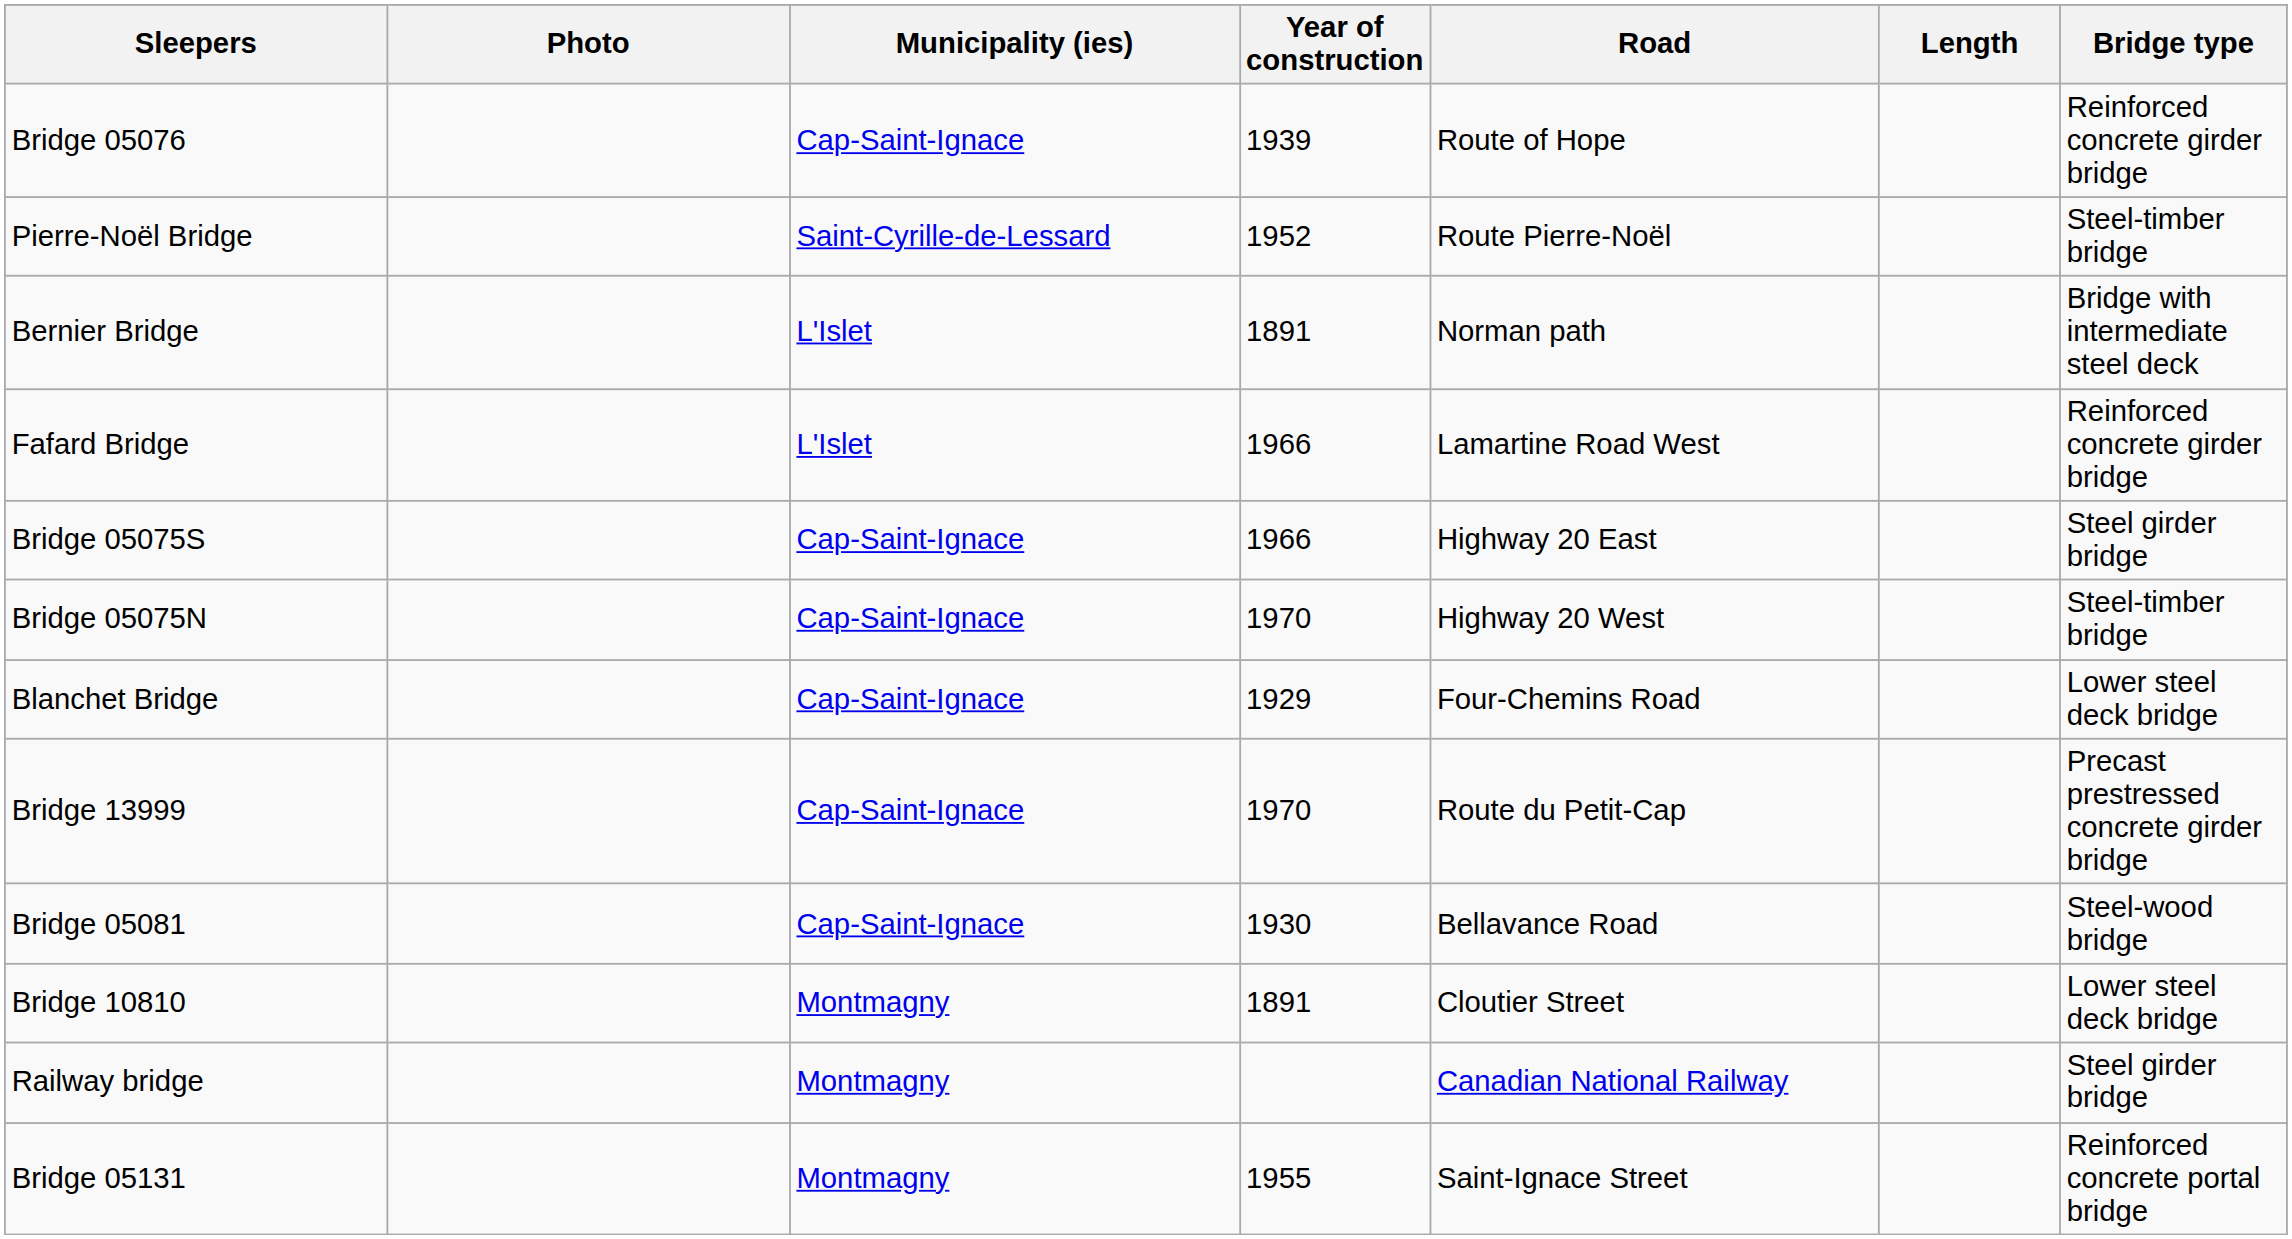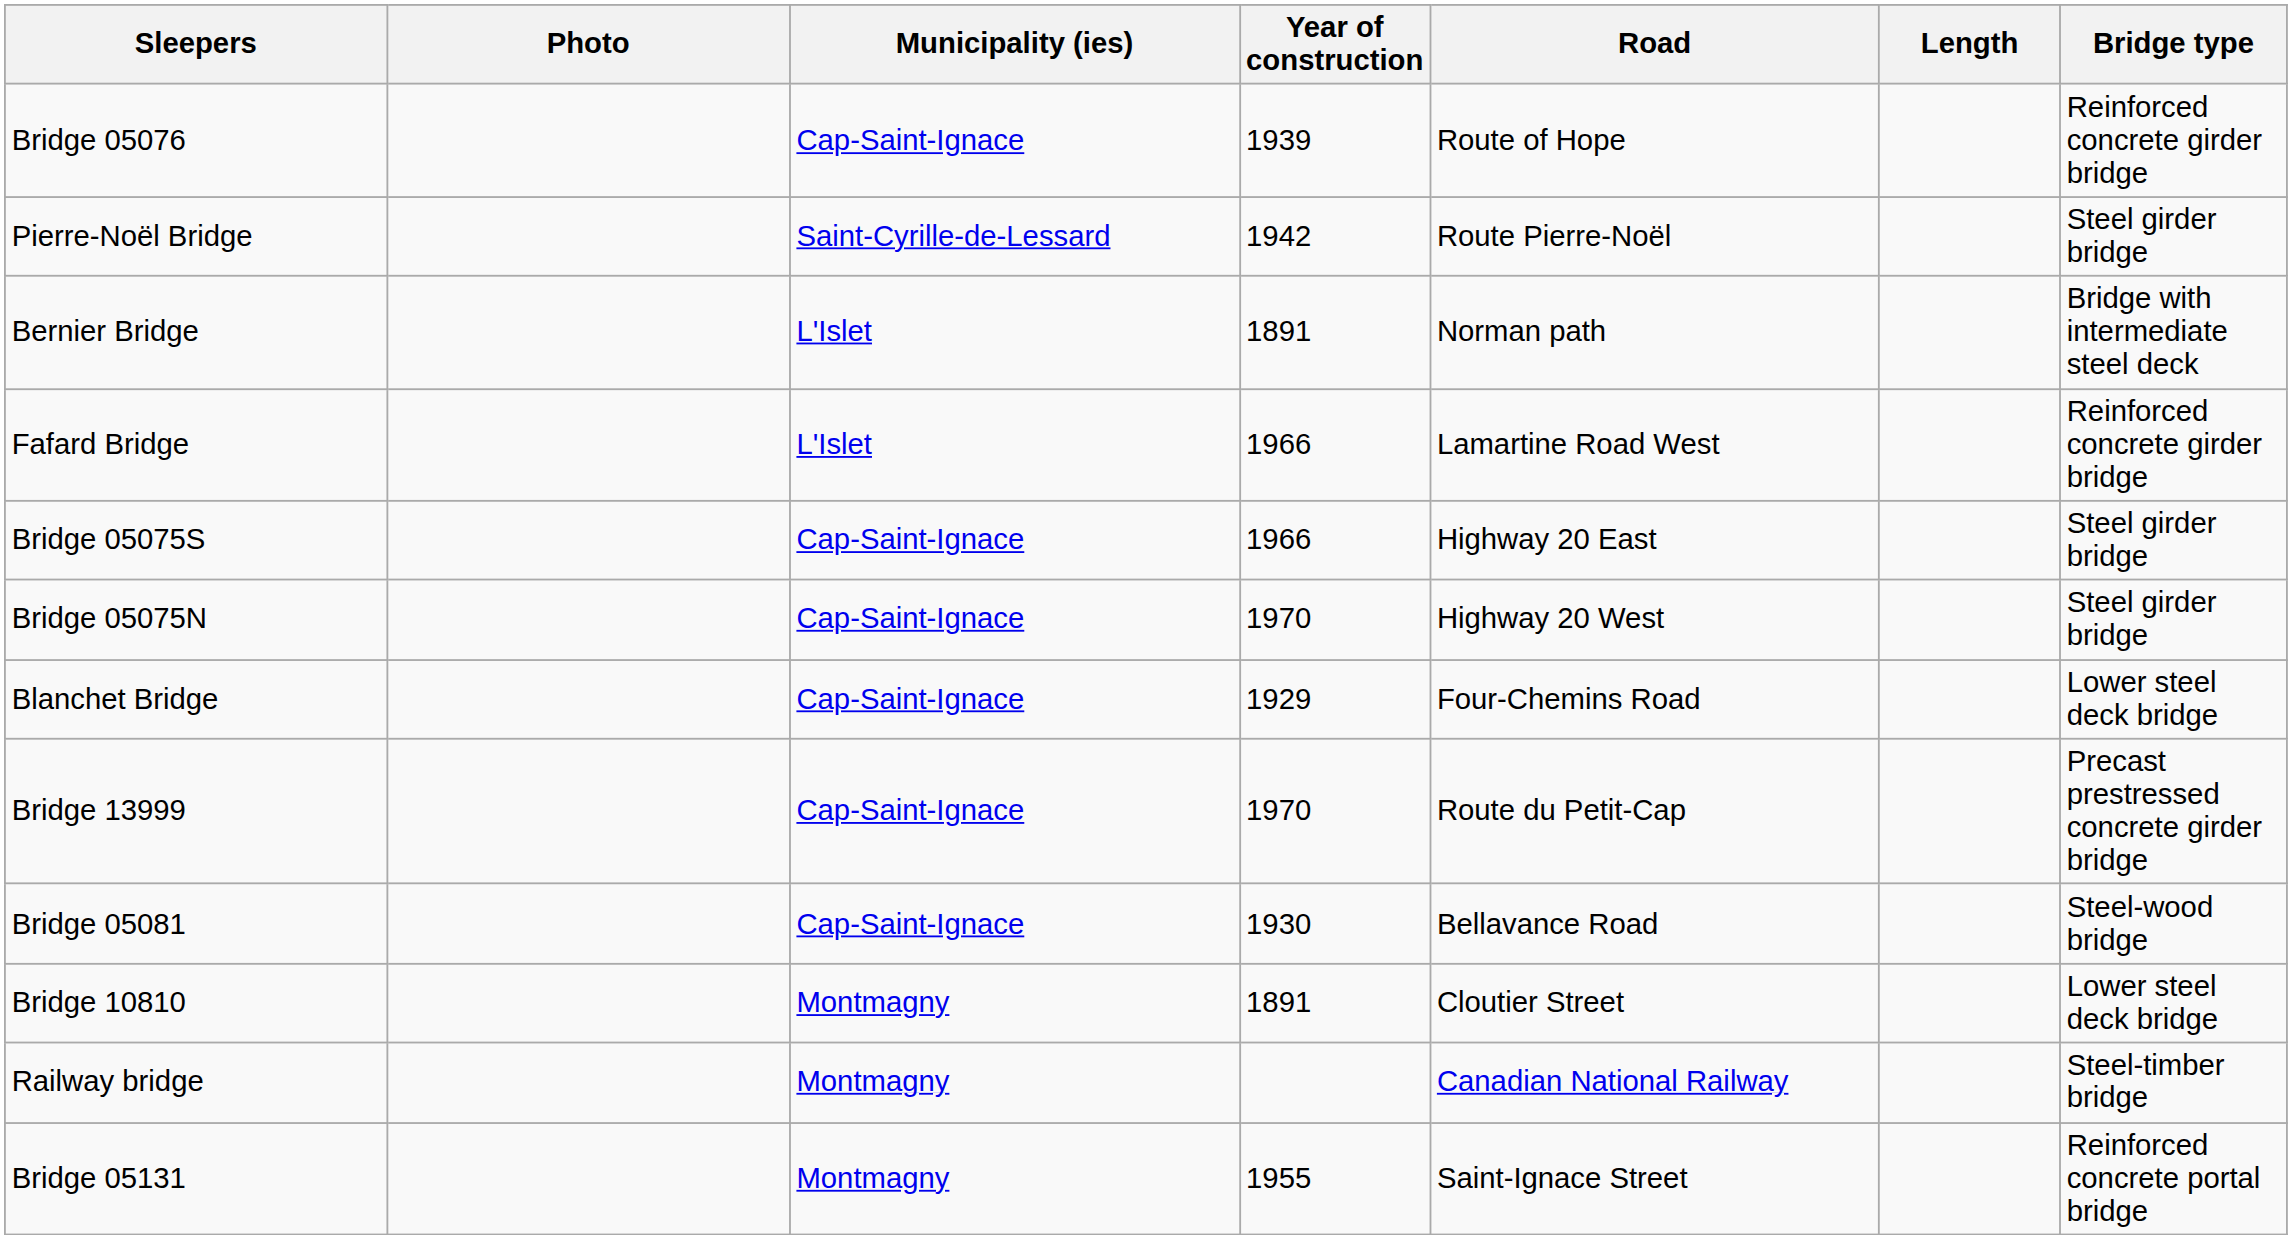(1279, 235) 1952 -> (1279, 235) 1942
(2146, 235) Steel-timber bridge -> (2142, 235) Steel girder bridge
(2146, 619) Steel-timber bridge -> (2142, 619) Steel girder bridge
(2142, 1082) Steel girder bridge -> (2146, 1082) Steel-timber bridge
